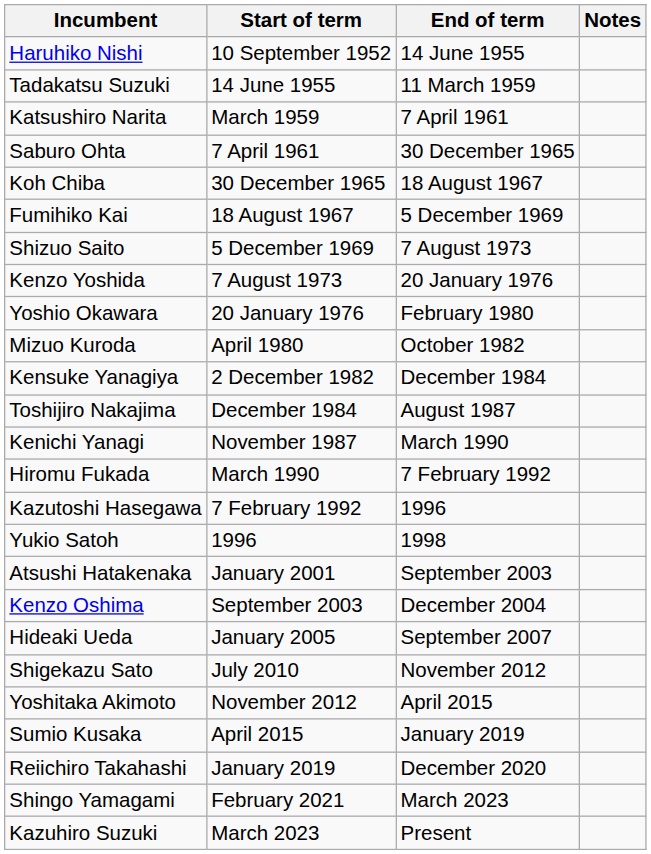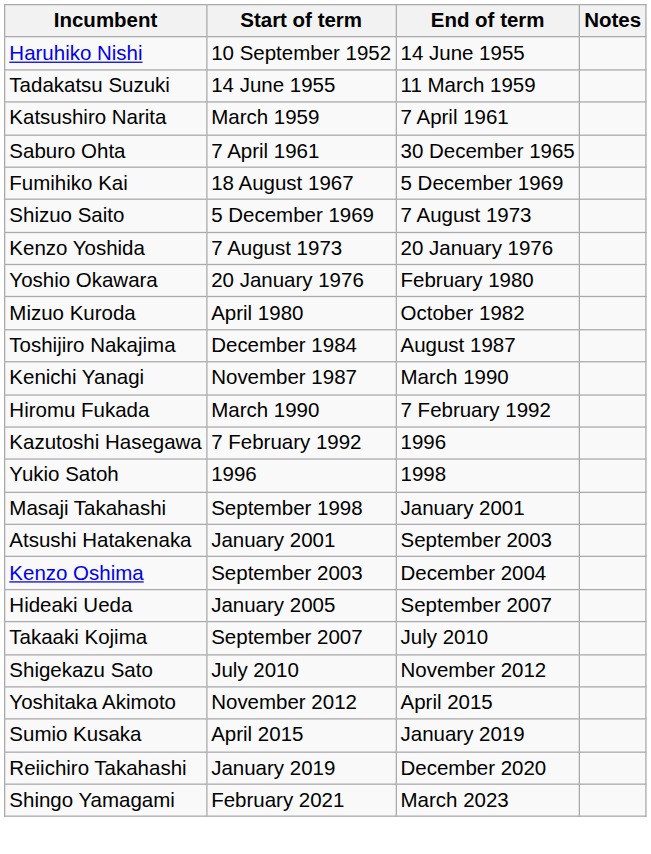- row: (57, 183)
- row: (94, 378)
+ row: (88, 507)
+ row: (78, 637)
- row: (83, 832)
